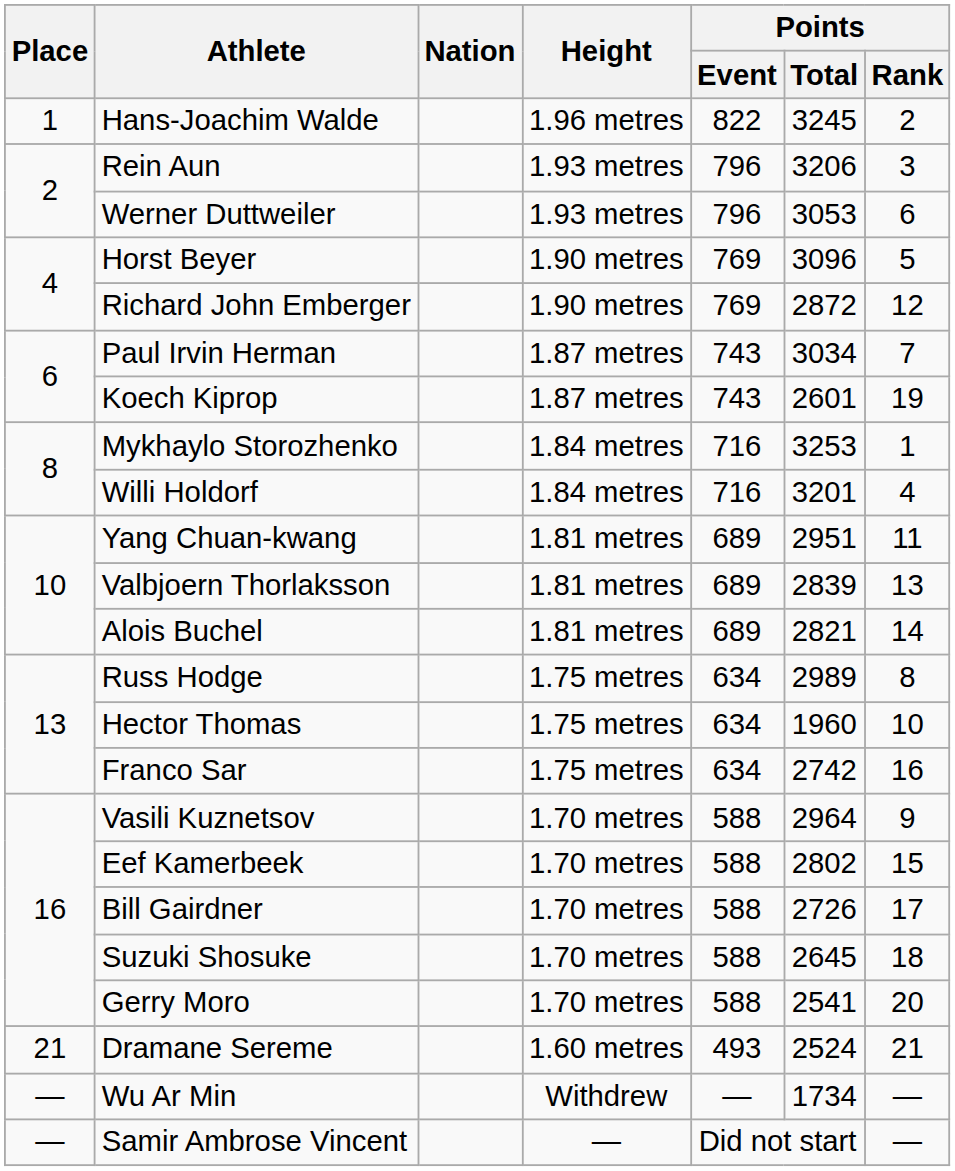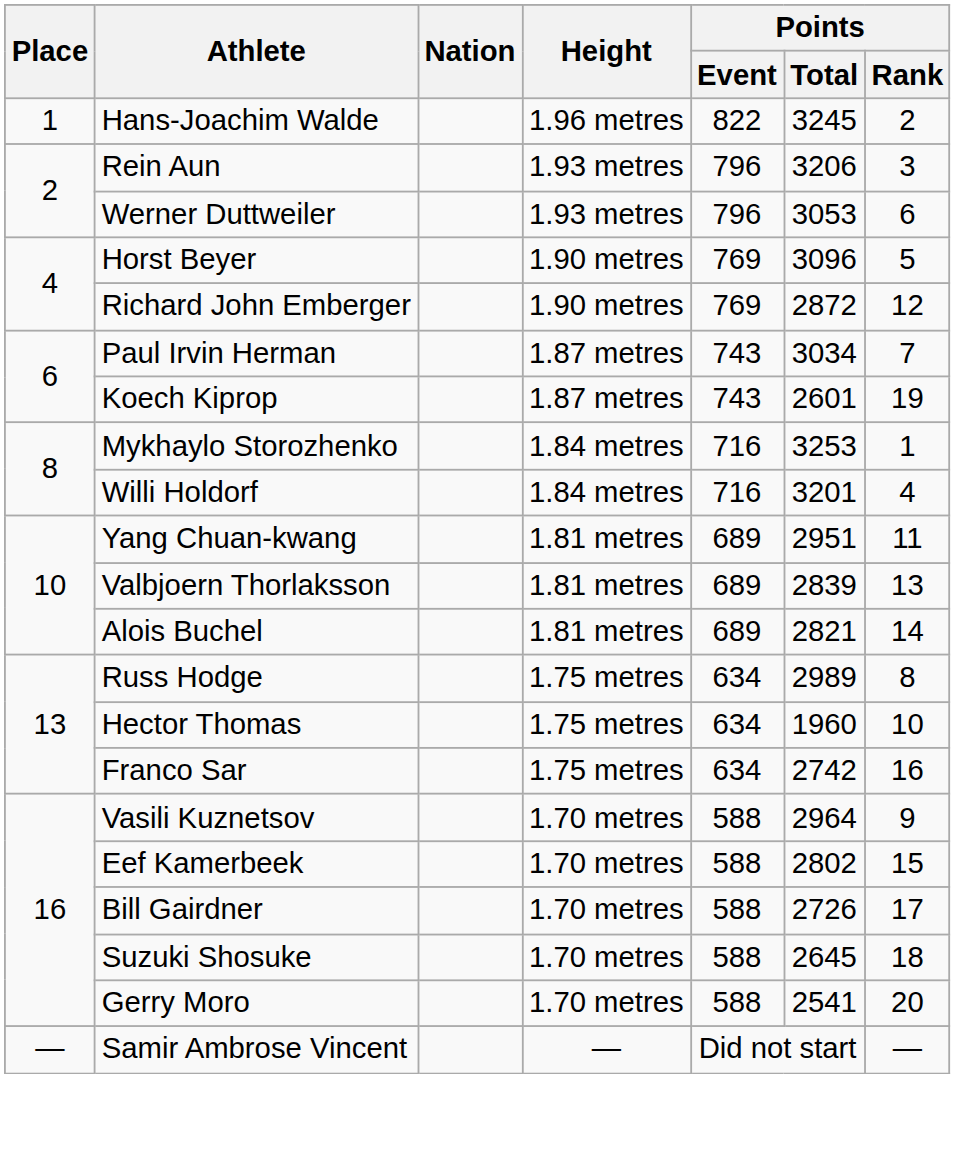- row: (217, 1049)
- row: (169, 1095)
